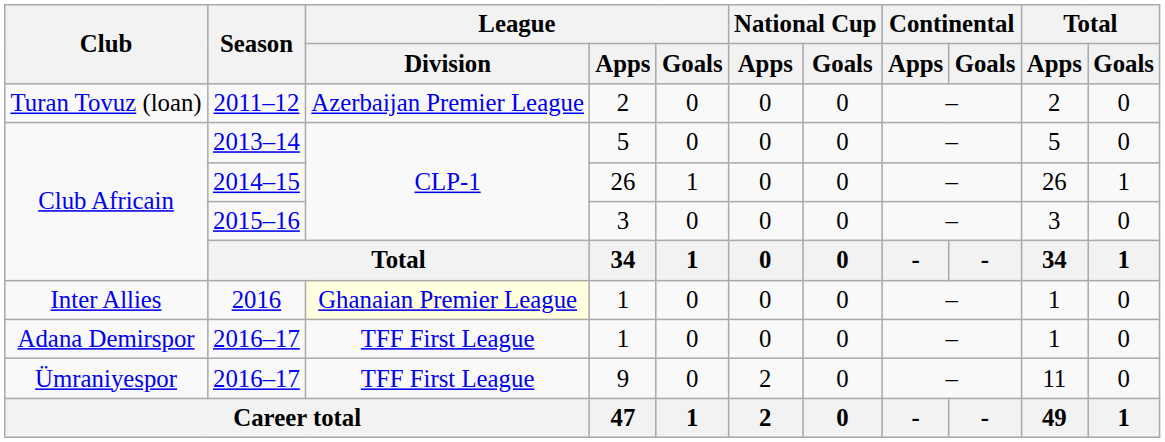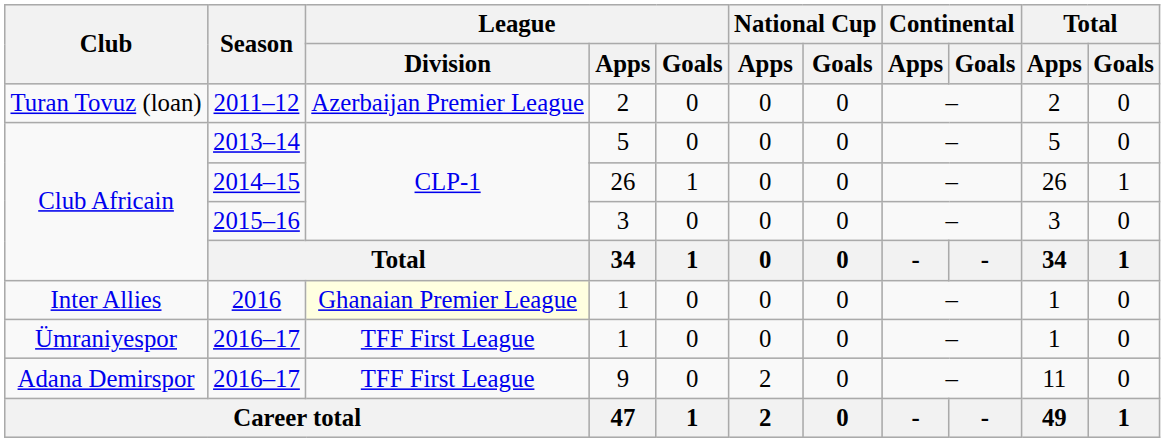(106, 338) Adana Demirspor -> (106, 338) Ümraniyespor
(106, 378) Ümraniyespor -> (106, 378) Adana Demirspor
